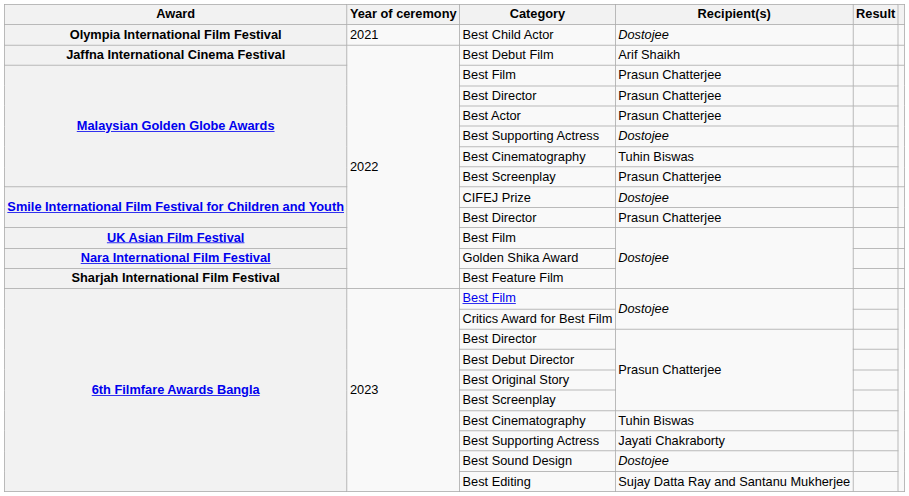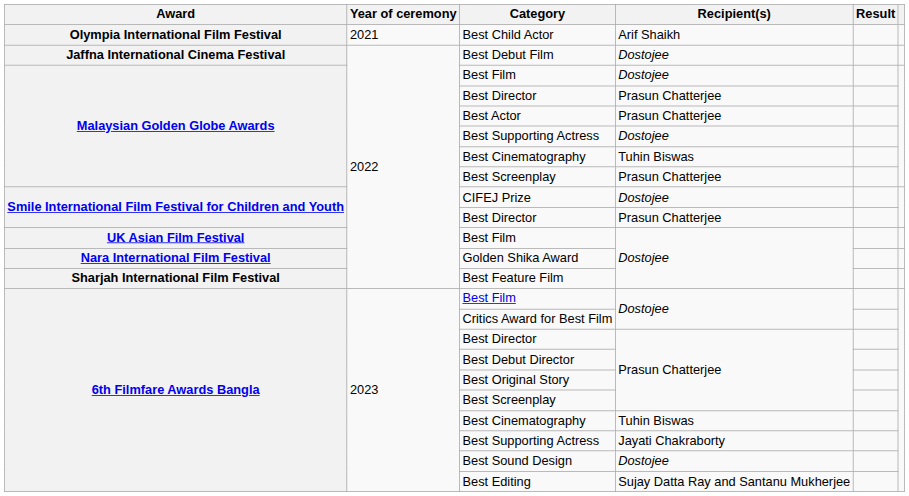(644, 34) Dostojee -> (649, 34) Arif Shaikh
(649, 55) Arif Shaikh -> (644, 55) Dostojee
(670, 75) Prasun Chatterjee -> (644, 75) Dostojee
